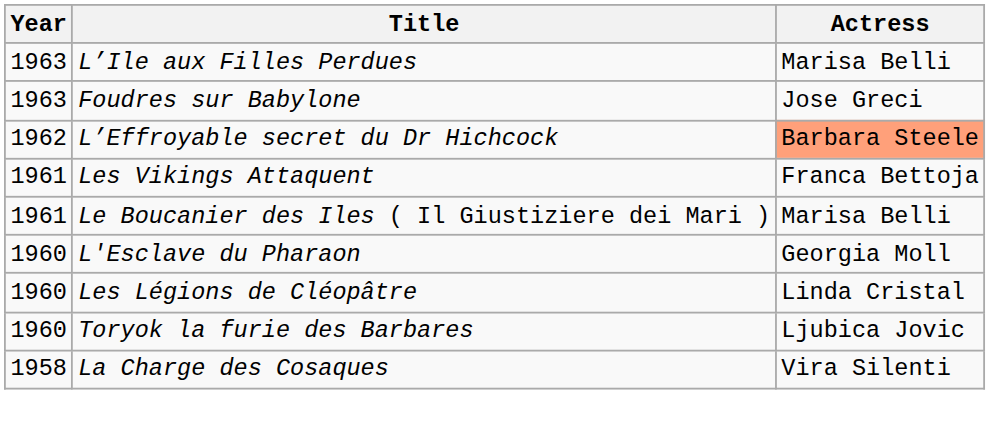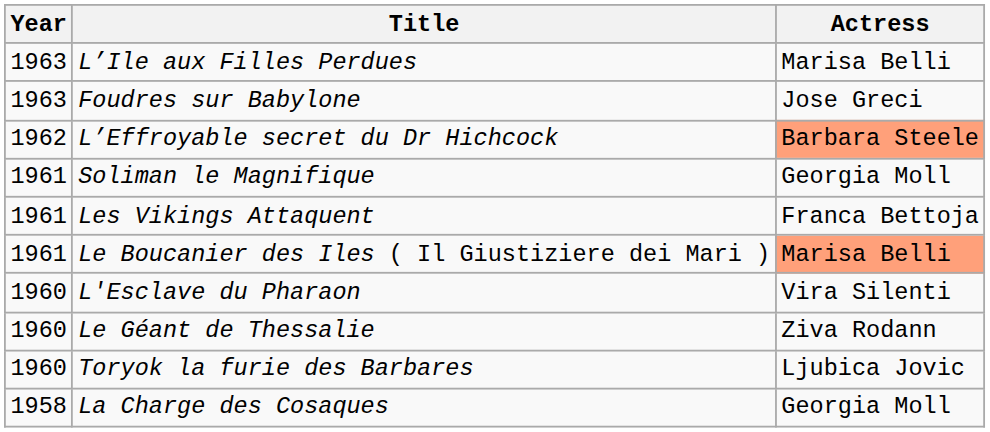+ row: (226, 177)
(866, 216) no background -> (866, 254) lightsalmon background
(866, 254) Georgia Moll -> (866, 293) Vira Silenti
- row: (248, 293)
+ row: (226, 331)
(866, 369) Vira Silenti -> (866, 408) Georgia Moll
